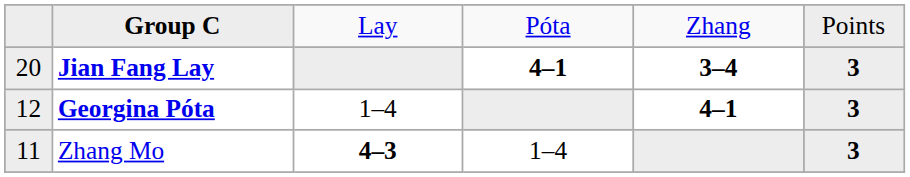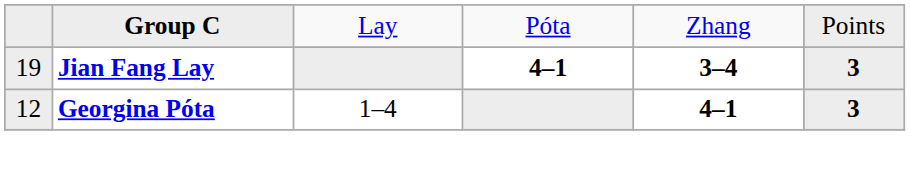(28, 67) 20 -> (28, 67) 19
- row: (111, 151)
